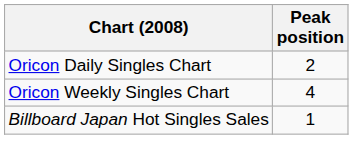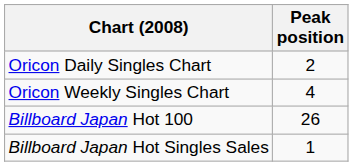+ row: (101, 119)
